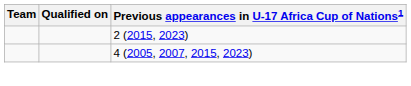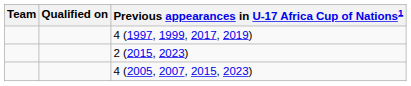+ row: (183, 35)
